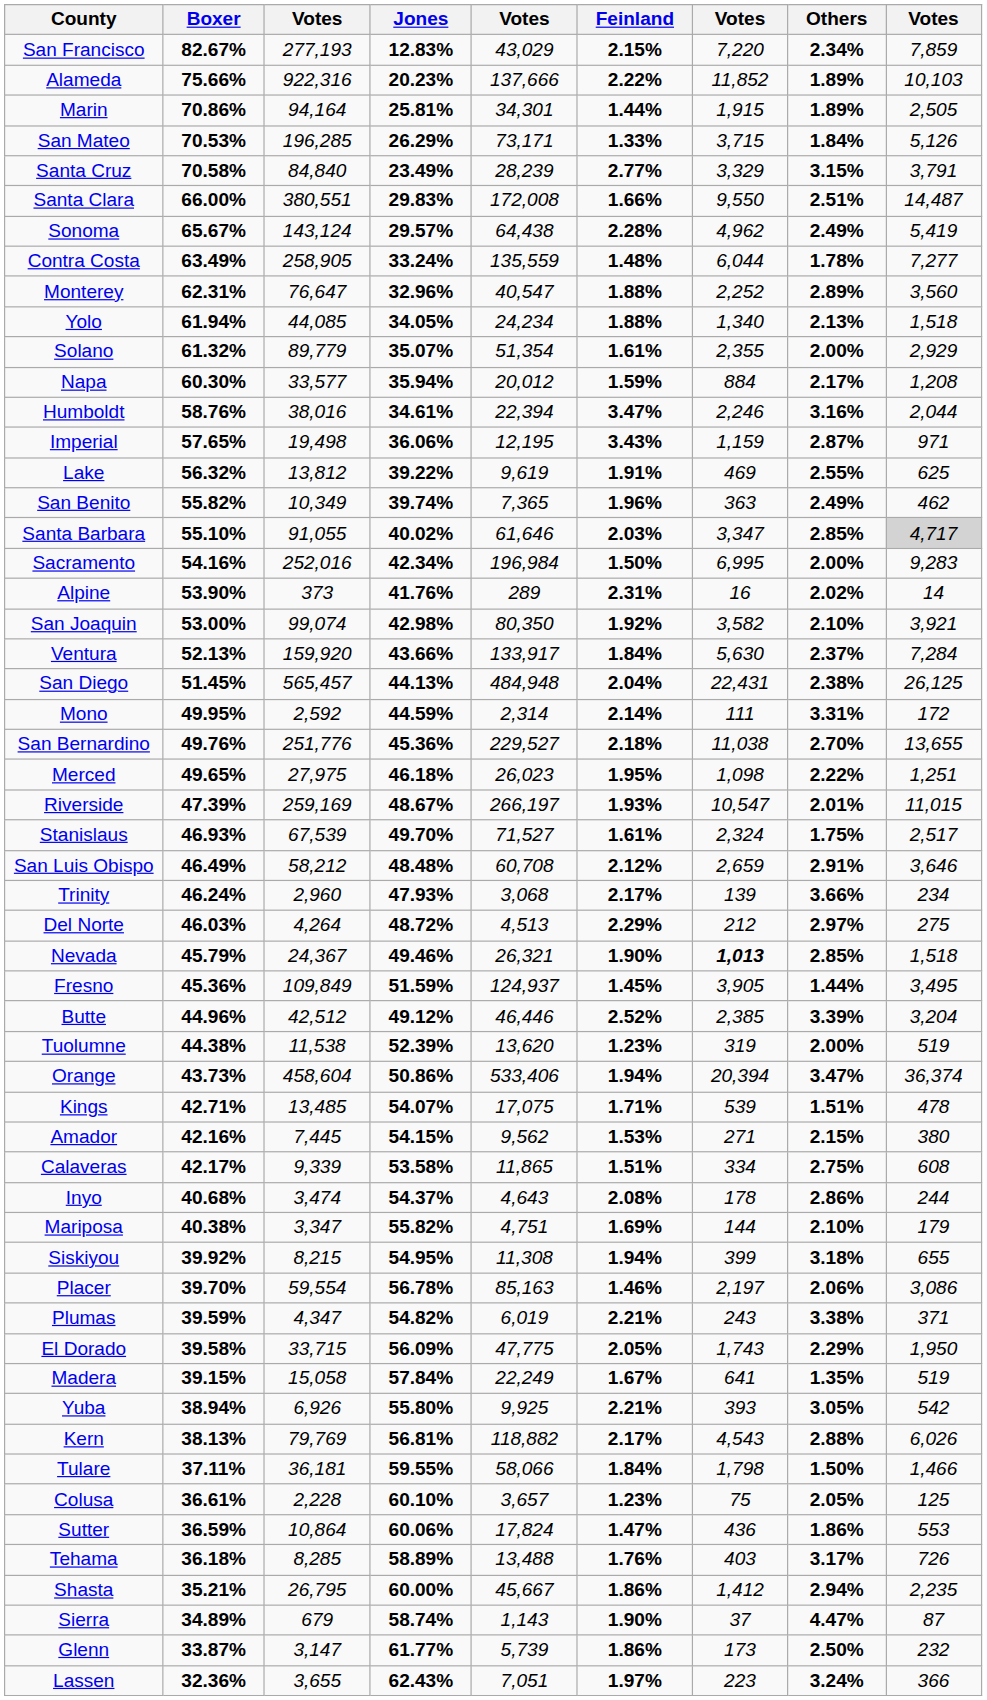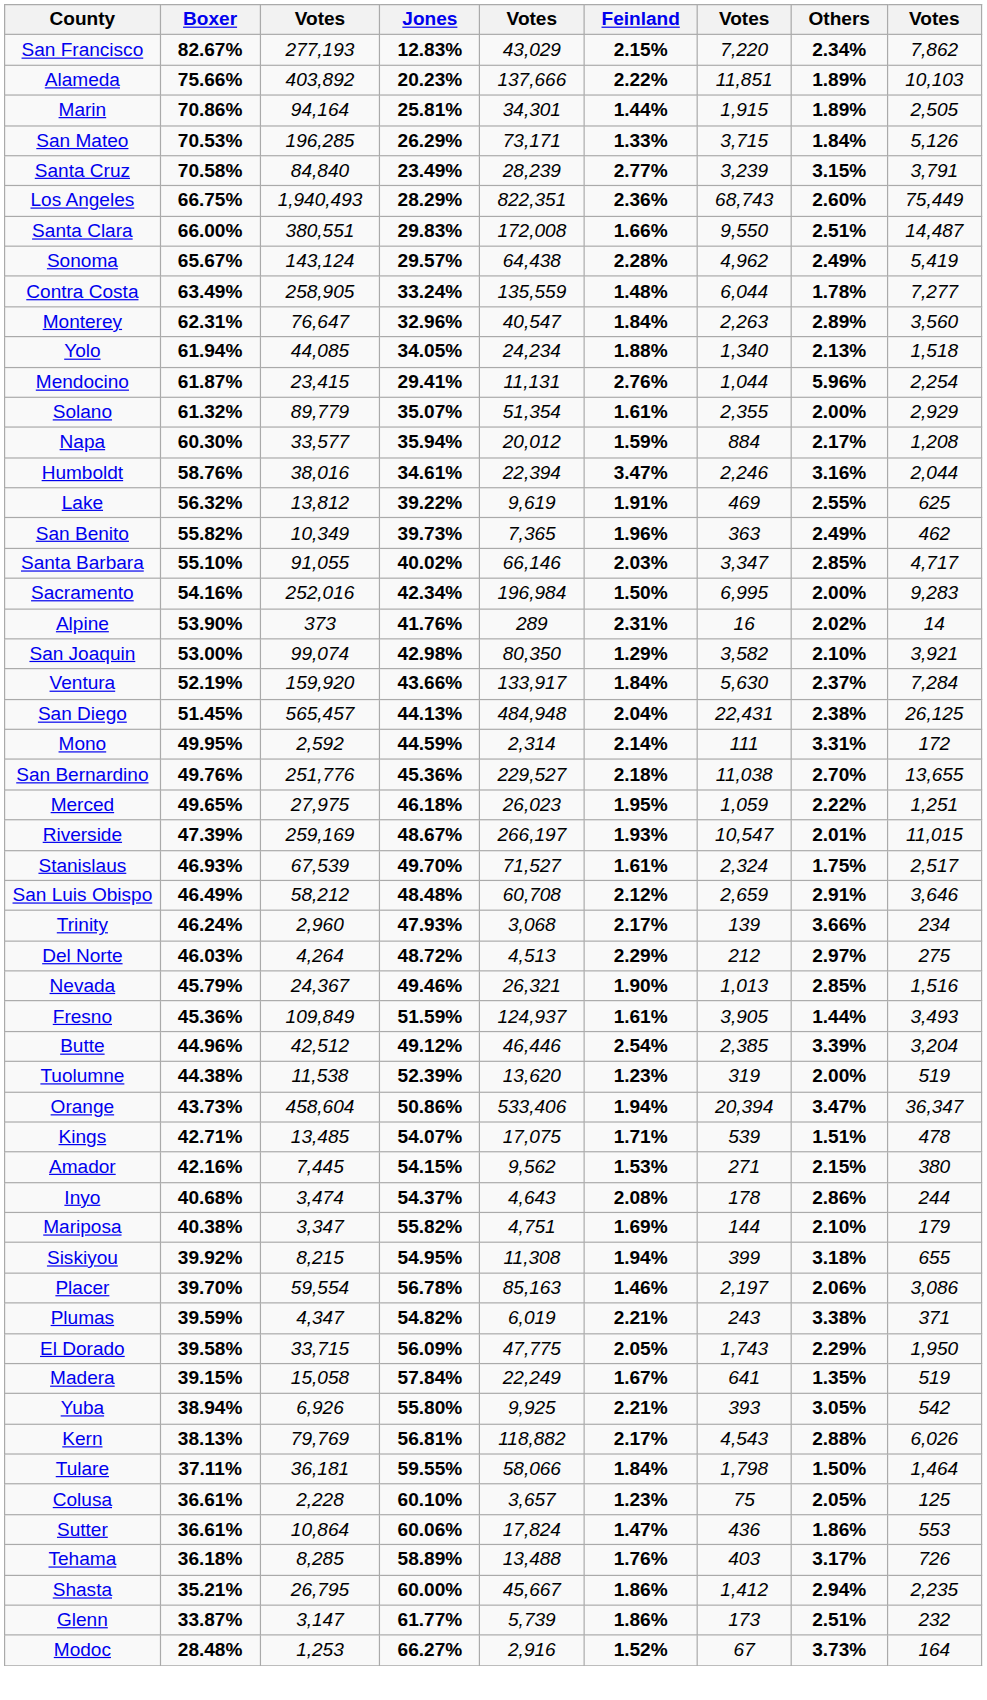(933, 49) 7,859 -> (934, 49) 7,862
(317, 79) 922,316 -> (320, 79) 403,892
(740, 79) 11,852 -> (744, 79) 11,851
(740, 170) 3,329 -> (744, 170) 3,239
+ row: (82, 200)
(635, 291) 1.88% -> (641, 321) 1.84%
(740, 291) 2,252 -> (744, 321) 2,263
+ row: (82, 381)
- row: (84, 442)
(421, 502) 39.74% -> (430, 532) 39.73%
(524, 532) 61,646 -> (532, 563) 66,146
(933, 532) lightgrey background -> (934, 563) no background
(635, 623) 1.92% -> (641, 653) 1.29%
(214, 653) 52.13% -> (210, 683) 52.19%
(740, 774) 1,098 -> (744, 804) 1,059
(740, 955) bold -> (744, 985) normal
(933, 955) 1,518 -> (934, 985) 1,516
(635, 985) 1.45% -> (641, 1016) 1.61%
(933, 985) 3,495 -> (934, 1016) 3,493
(635, 1016) 2.52% -> (641, 1046) 2.54%
(933, 1076) 36,374 -> (934, 1106) 36,347
- row: (84, 1167)
(933, 1469) 1,466 -> (934, 1469) 1,464
(214, 1529) 36.59% -> (210, 1529) 36.61%
- row: (84, 1619)
(837, 1650) 2.50% -> (839, 1619) 2.51%
- row: (84, 1680)
+ row: (82, 1650)
